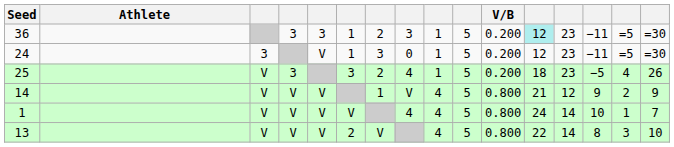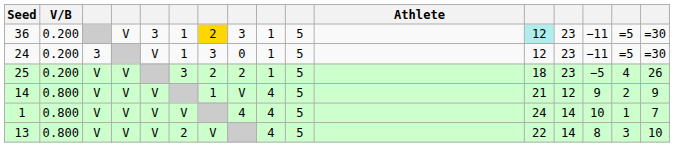columns swapped: (145, 14) <-> (503, 14)
(293, 34) 3 -> (126, 34) V
(380, 34) no background -> (213, 34) gold background
(293, 73) 3 -> (126, 73) V
(409, 73) 4 -> (242, 73) 2
